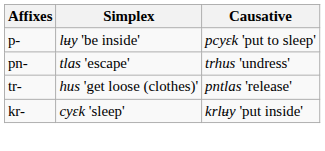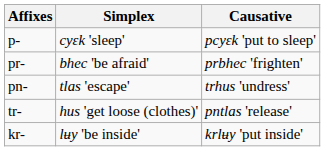(100, 39) lʉy 'be inside' -> (92, 39) cyɛk 'sleep'
+ row: (16, 63)
(92, 110) cyɛk 'sleep' -> (100, 134) lʉy 'be inside'
